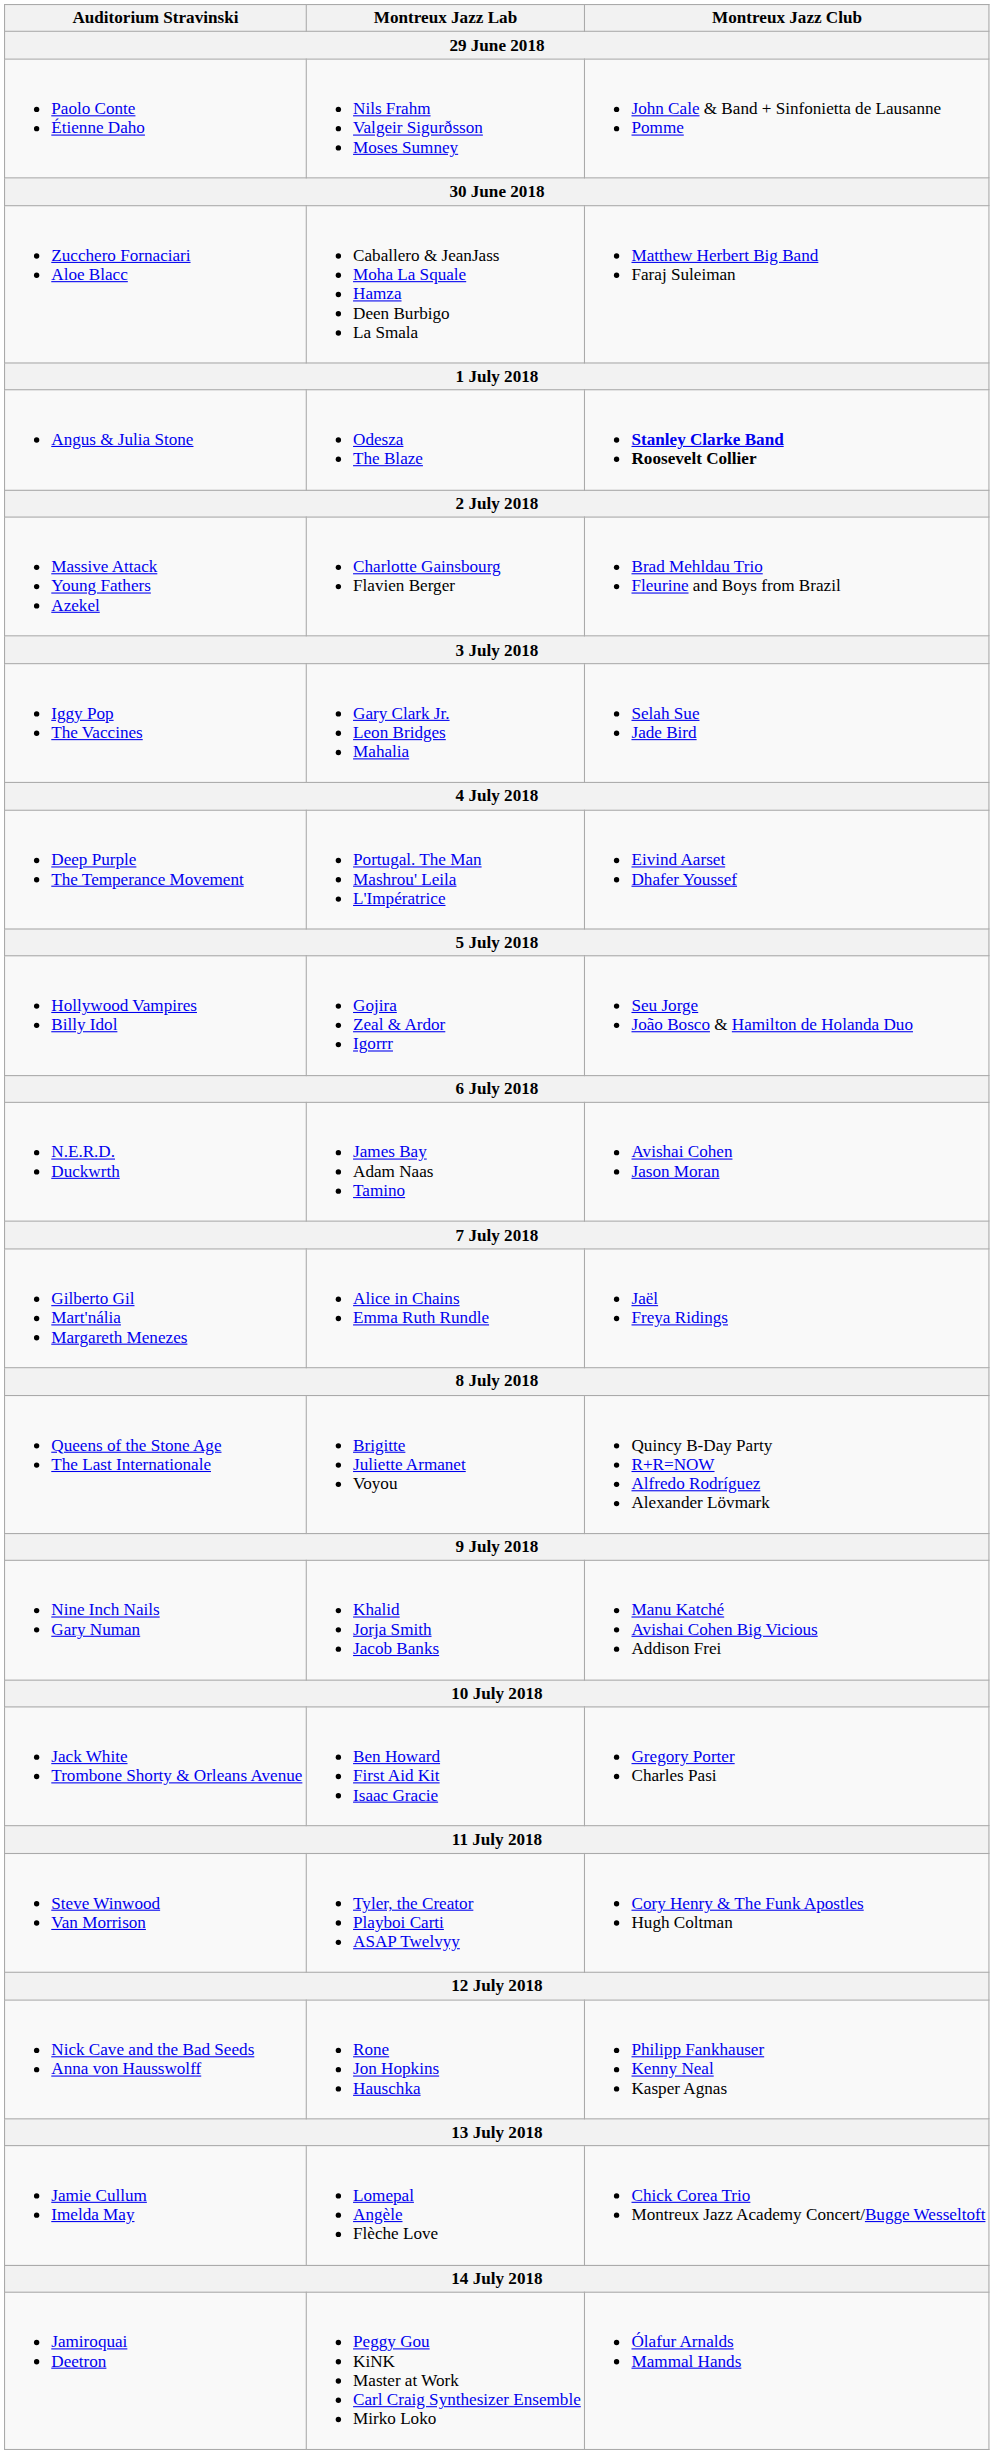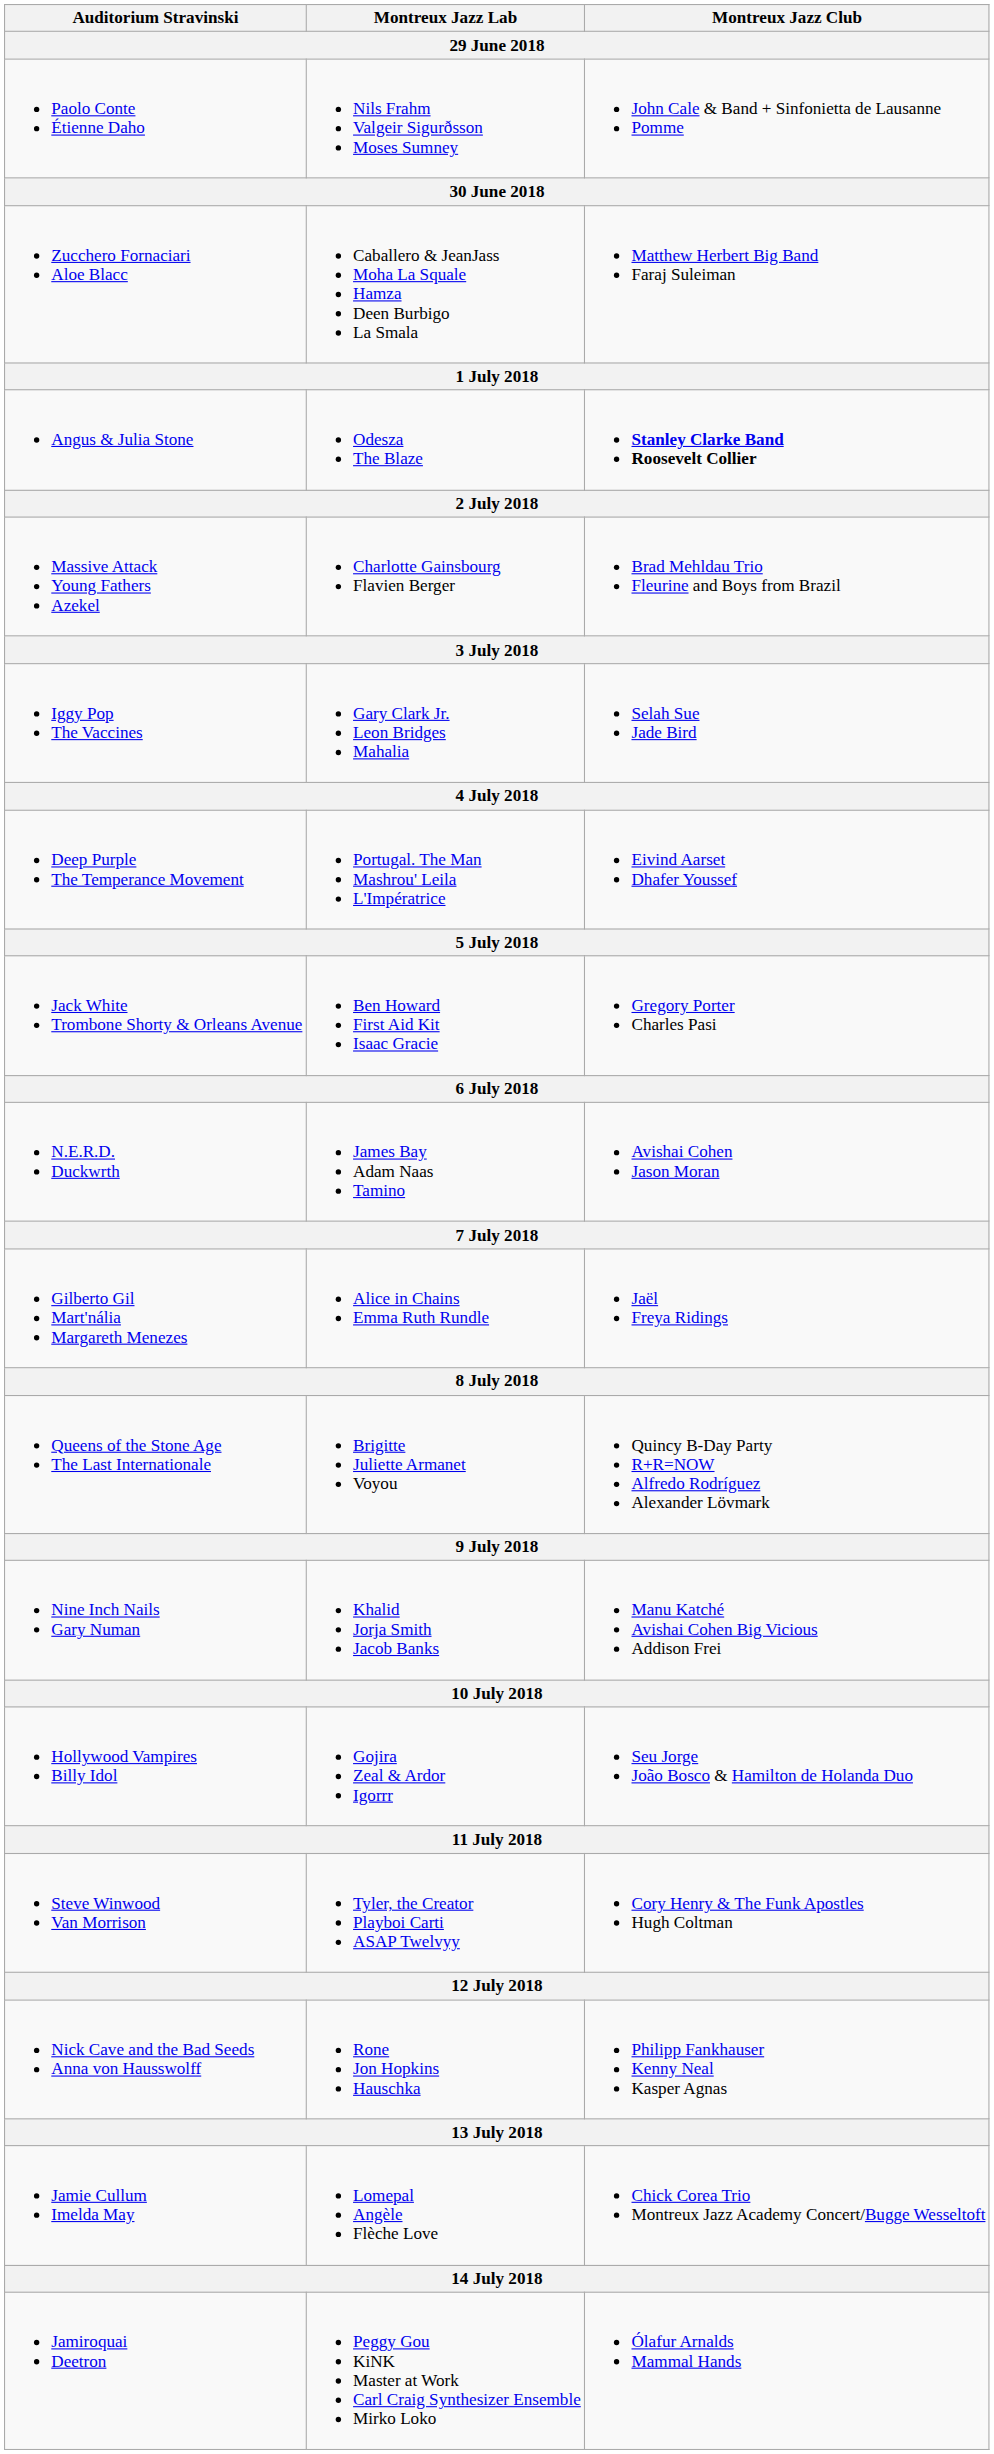rows swapped: (155, 1016) <-> (155, 1766)
